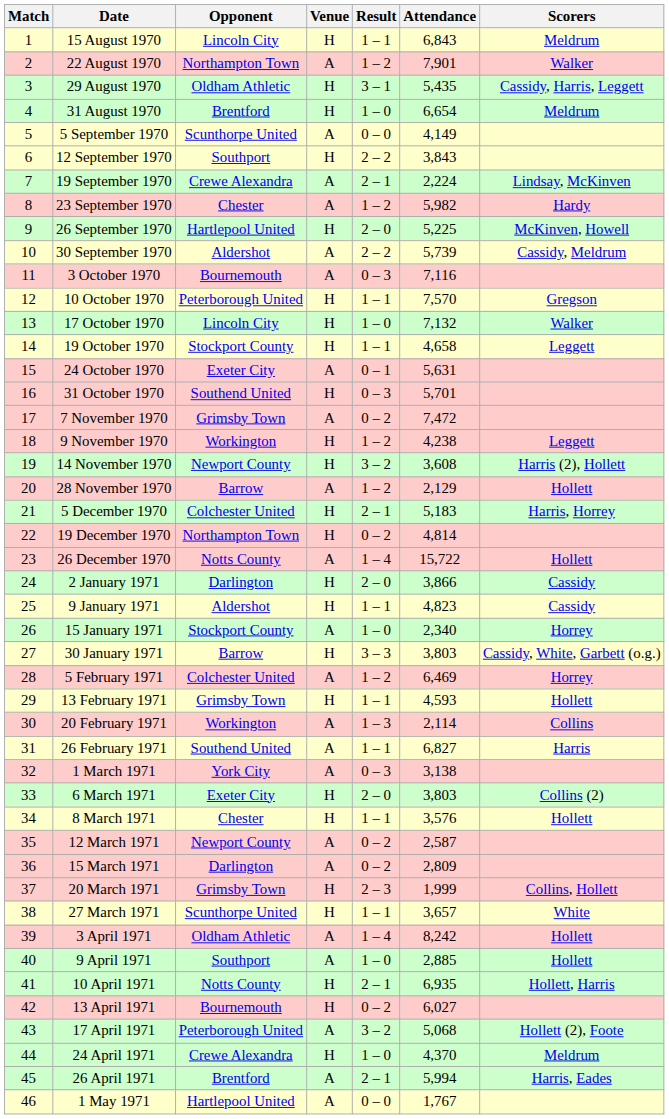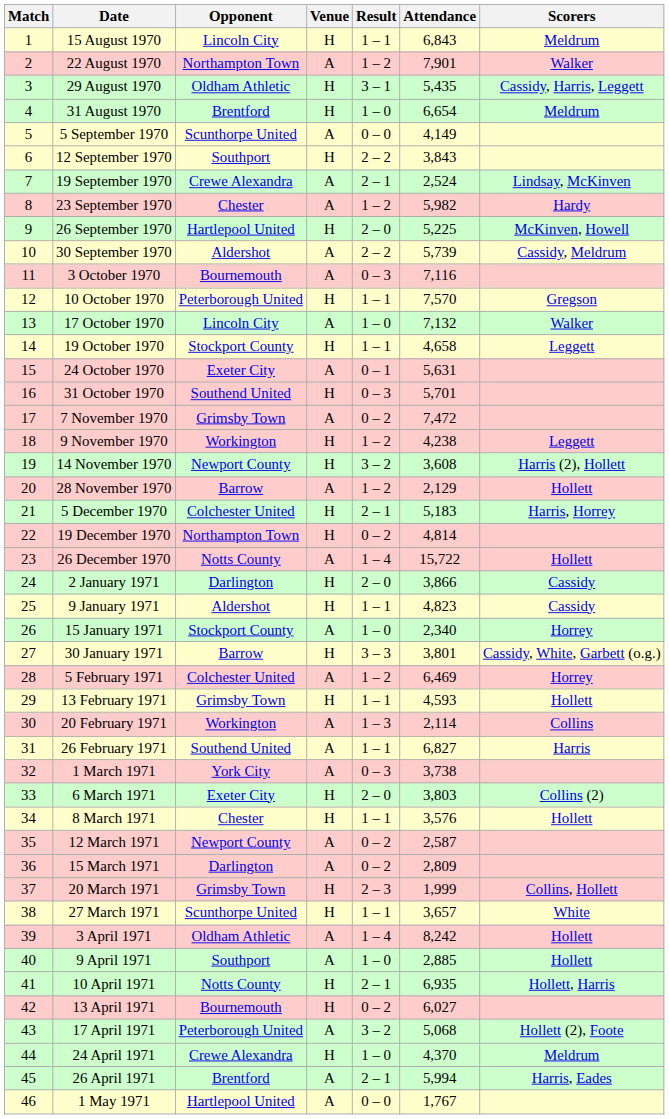(440, 181) 2,224 -> (440, 181) 2,524
(329, 323) H -> (329, 323) A
(440, 653) 3,803 -> (440, 653) 3,801
(440, 771) 3,138 -> (440, 771) 3,738
